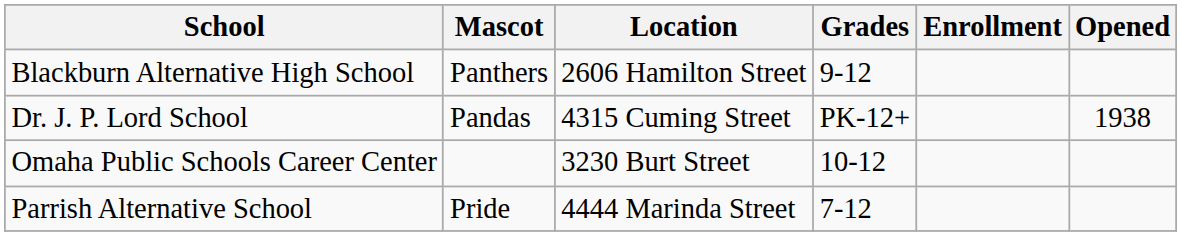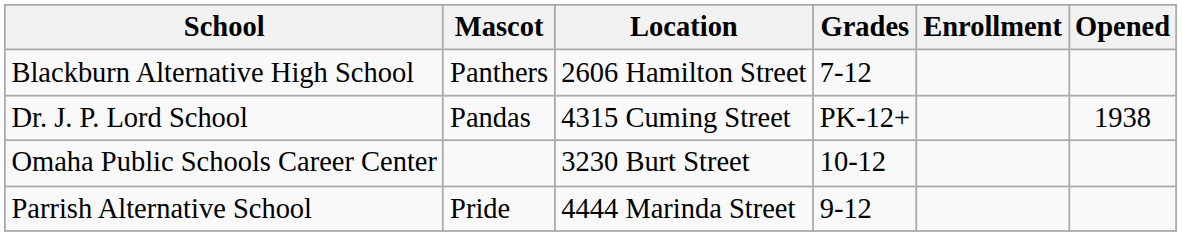(846, 72) 9-12 -> (846, 72) 7-12
(846, 207) 7-12 -> (846, 207) 9-12
